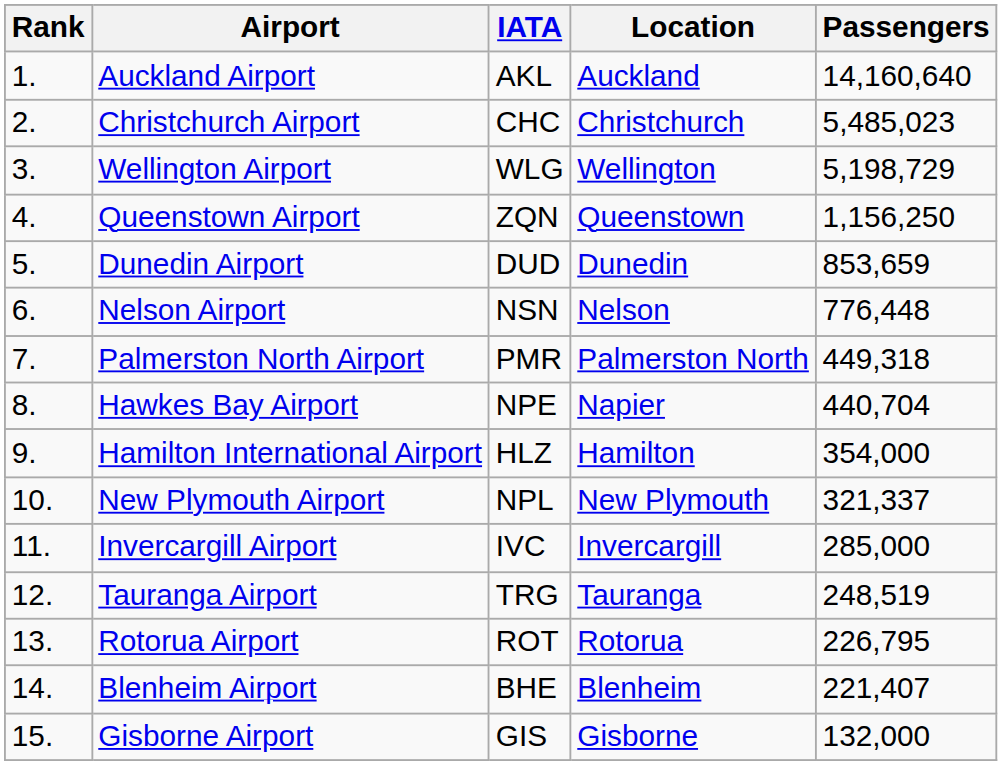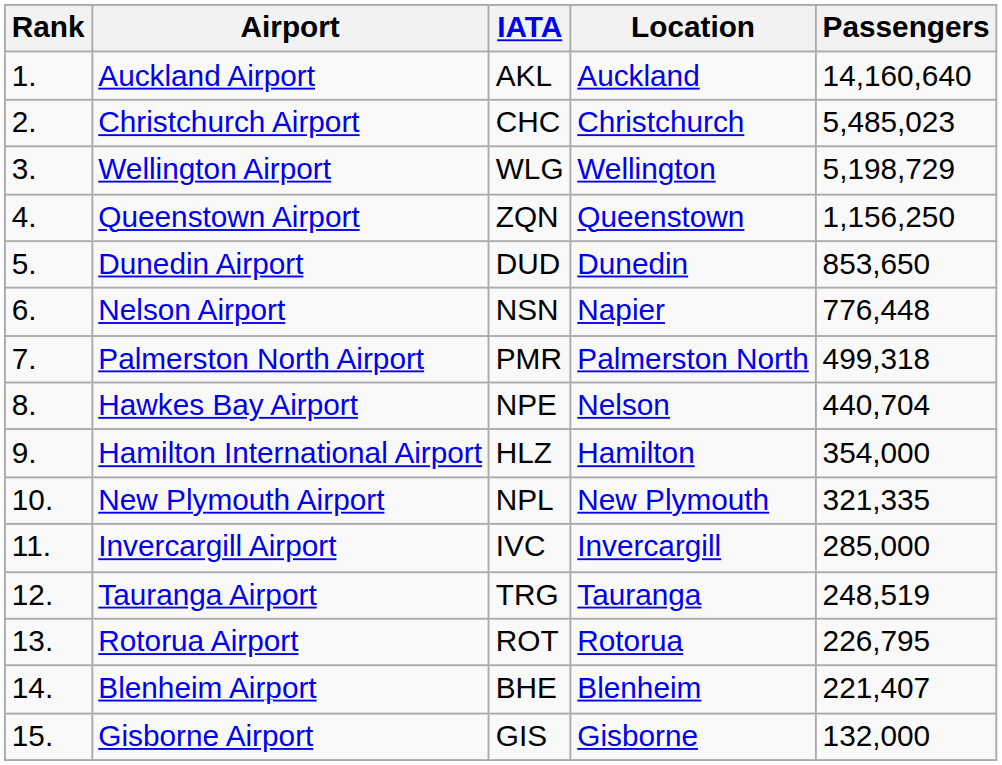(876, 264) 853,659 -> (876, 264) 853,650
(624, 311) Nelson -> (621, 311) Napier
(876, 358) 449,318 -> (876, 358) 499,318
(621, 405) Napier -> (624, 405) Nelson
(876, 500) 321,337 -> (876, 500) 321,335
